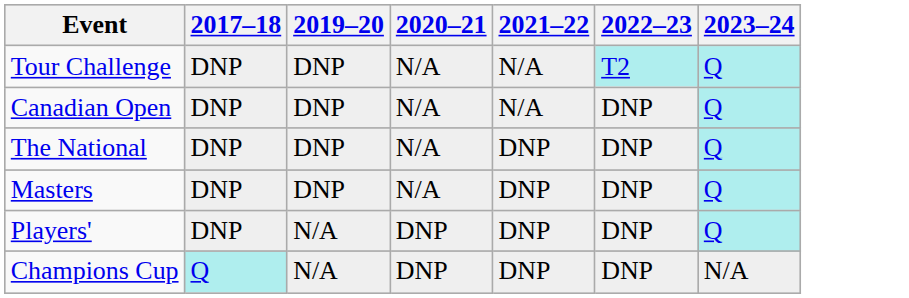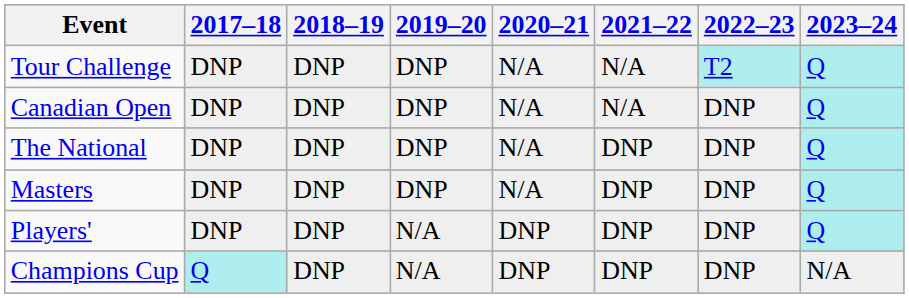+ column: (339, 25)
